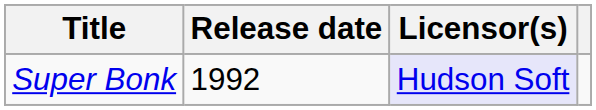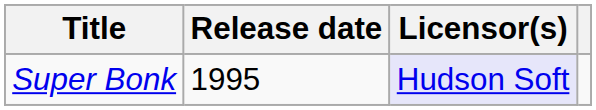(225, 79) 1992 -> (225, 79) 1995
